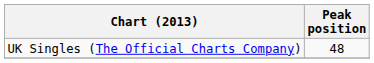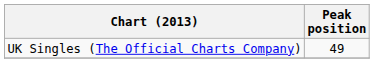(337, 48) 48 -> (337, 48) 49
